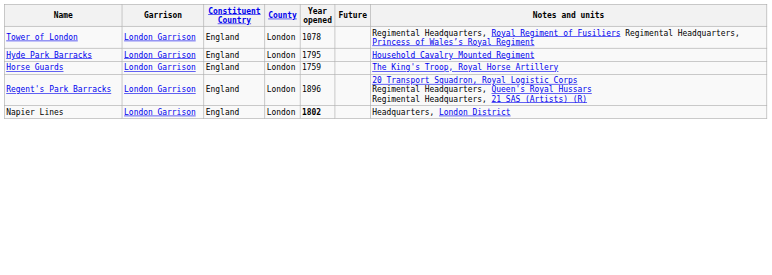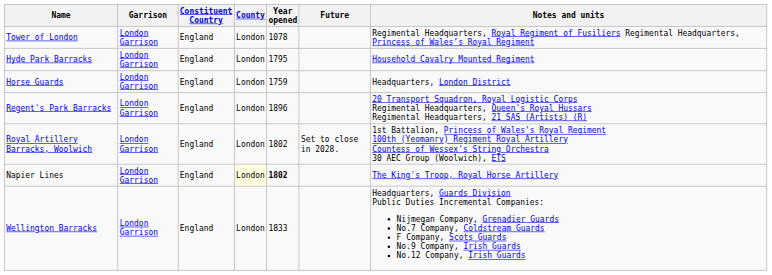(465, 68) The King's Troop, Royal Horse Artillery -> (441, 82) Headquarters, London District
+ row: (49, 144)
(281, 112) no background -> (250, 175) lightyellow background
(441, 112) Headquarters, London District -> (465, 175) The King's Troop, Royal Horse Artillery
+ row: (52, 228)
